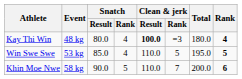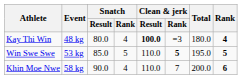(125, 53) 4 -> (125, 53) 5
(177, 53) normal -> (177, 53) bold
(125, 68) 5 -> (125, 68) 4
